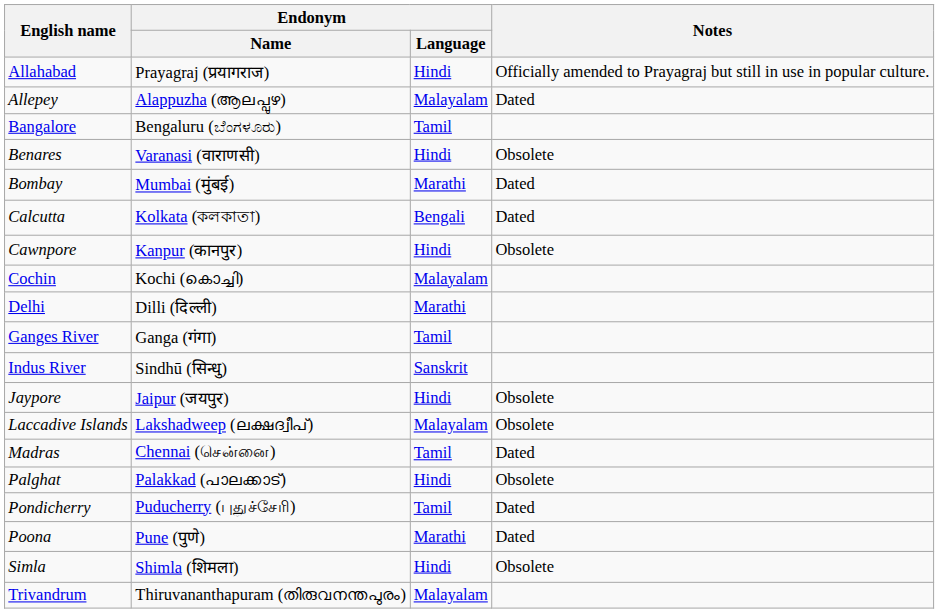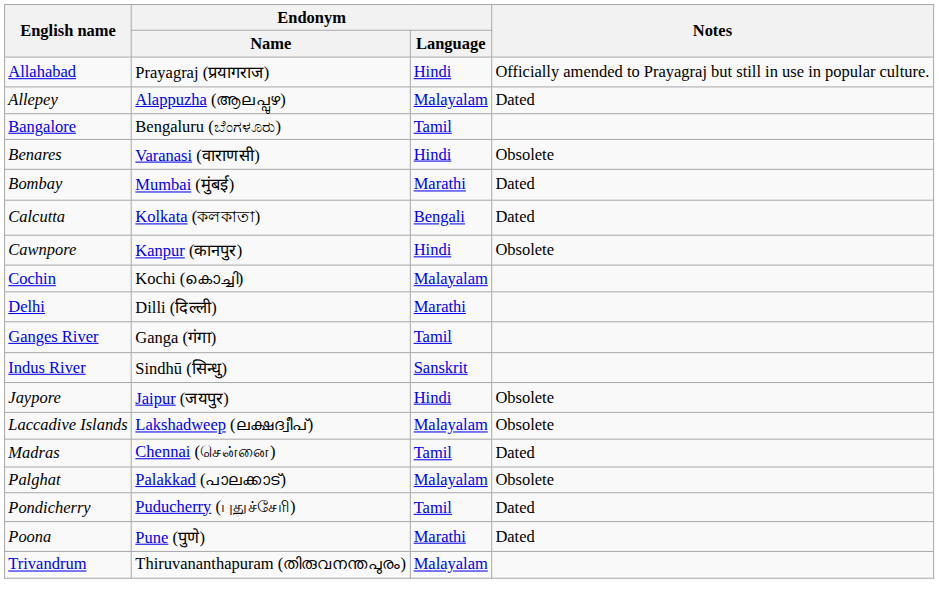(432, 480) Hindi -> (451, 480) Malayalam
- row: (27, 566)
